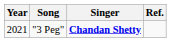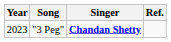(17, 29) 2021 -> (17, 29) 2023
